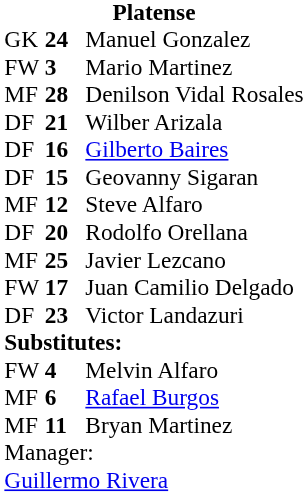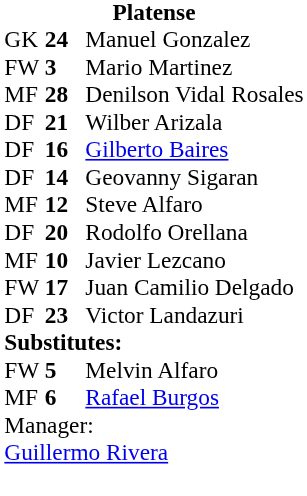(57, 176) 15 -> (57, 176) 14
(57, 259) 25 -> (57, 259) 10
(51, 369) 4 -> (51, 369) 5
- row: (159, 424)
